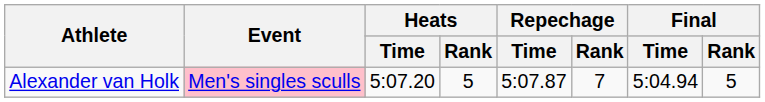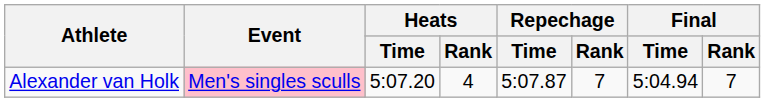(468, 82) 5 -> (468, 82) 4
(731, 82) 5 -> (731, 82) 7
